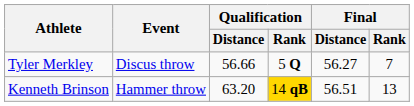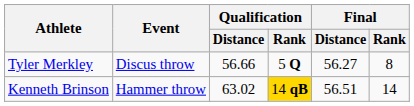(389, 64) 7 -> (389, 64) 8
(239, 89) 63.20 -> (239, 89) 63.02
(389, 89) 13 -> (389, 89) 14
